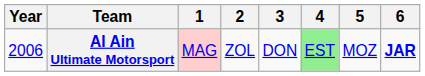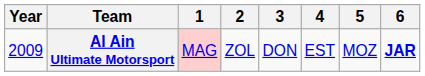(26, 50) 2006 -> (26, 50) 2009
(320, 50) lightgreen background -> (320, 50) no background
